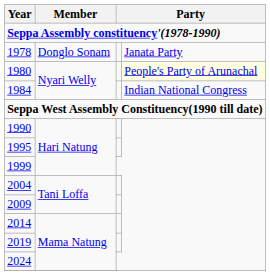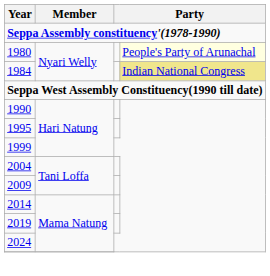- row: (19, 52)
(186, 90) no background -> (184, 71) khaki background
